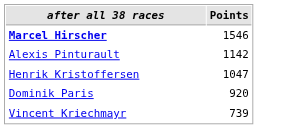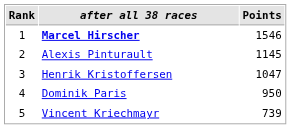+ column: (22, 15)
(236, 55) 1142 -> (269, 55) 1145
(239, 94) 920 -> (272, 94) 950
